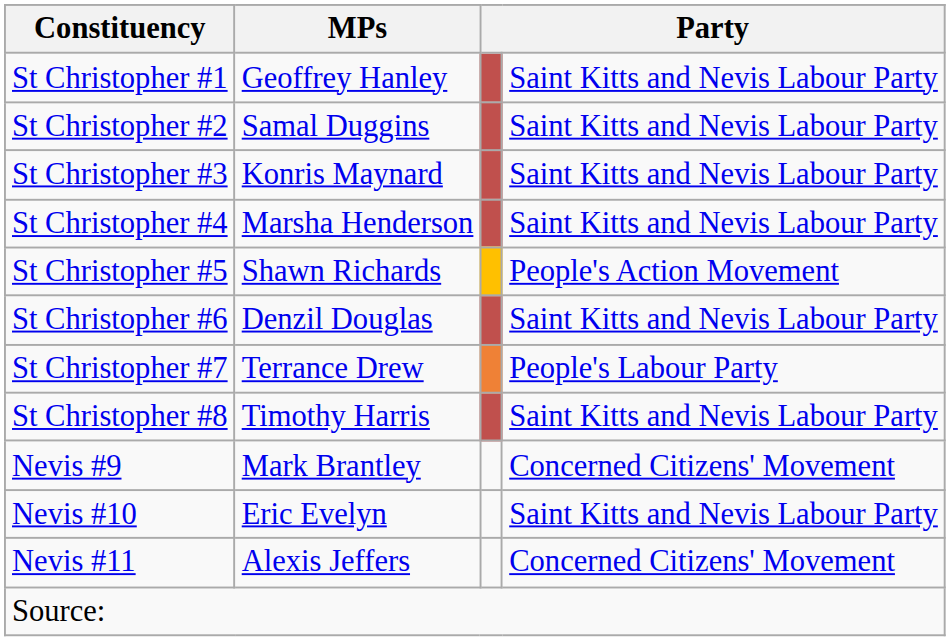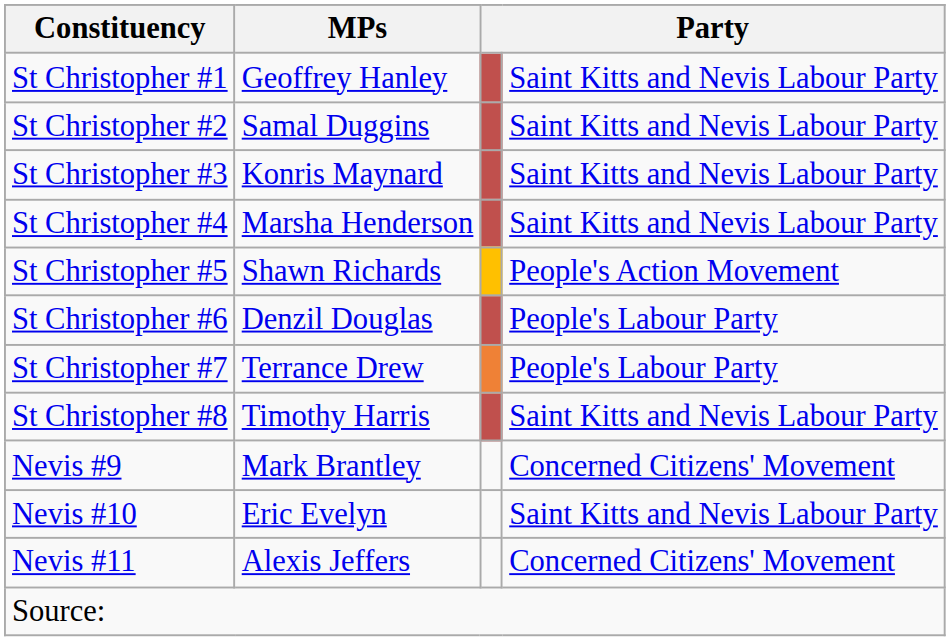(724, 319) Saint Kitts and Nevis Labour Party -> (644, 319) People's Labour Party
